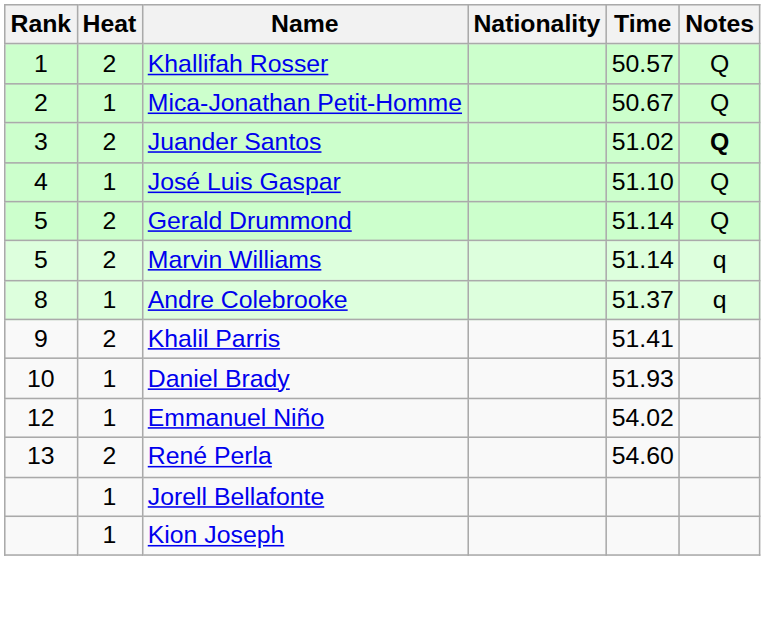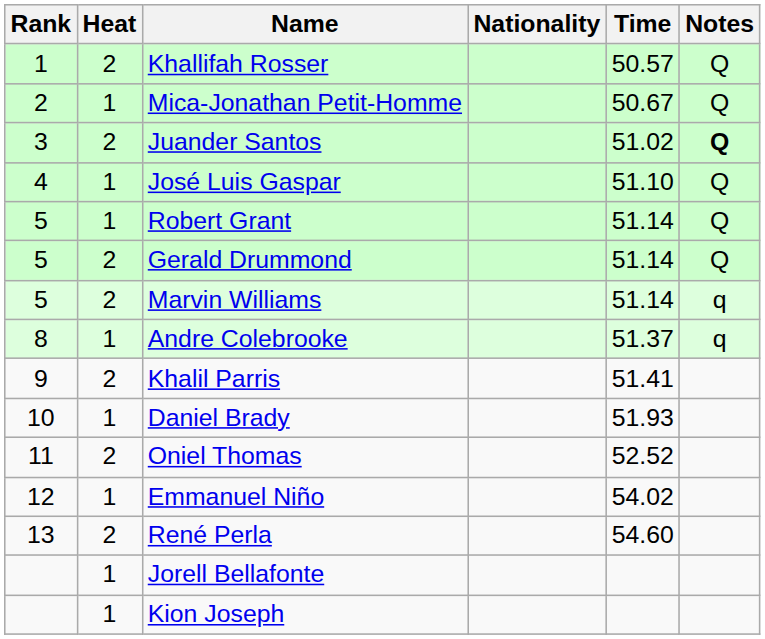+ row: (219, 220)
+ row: (225, 456)
